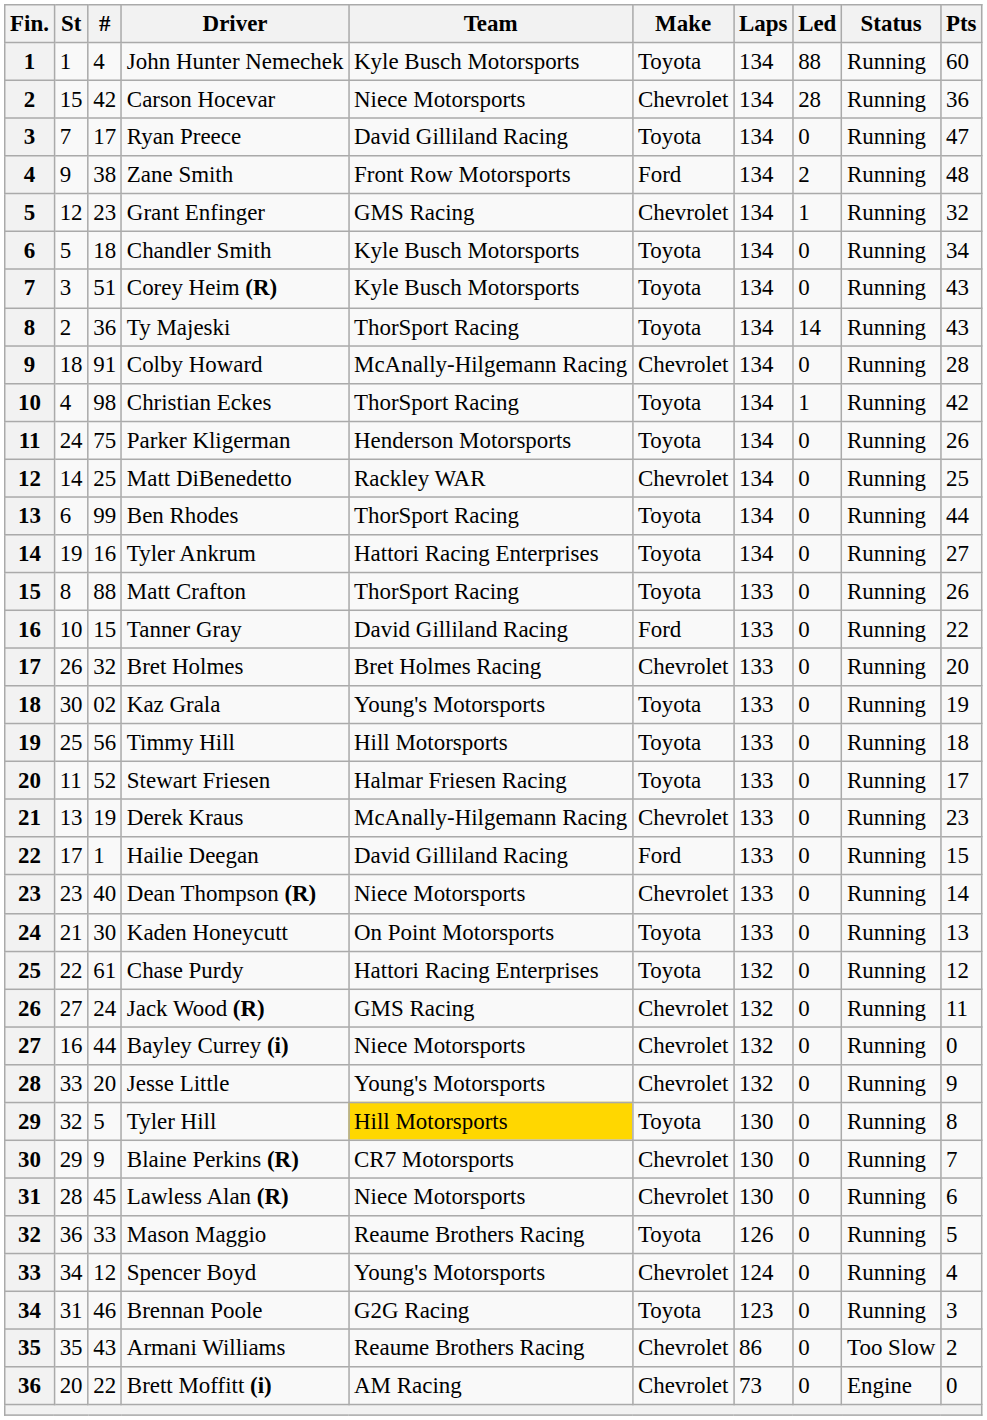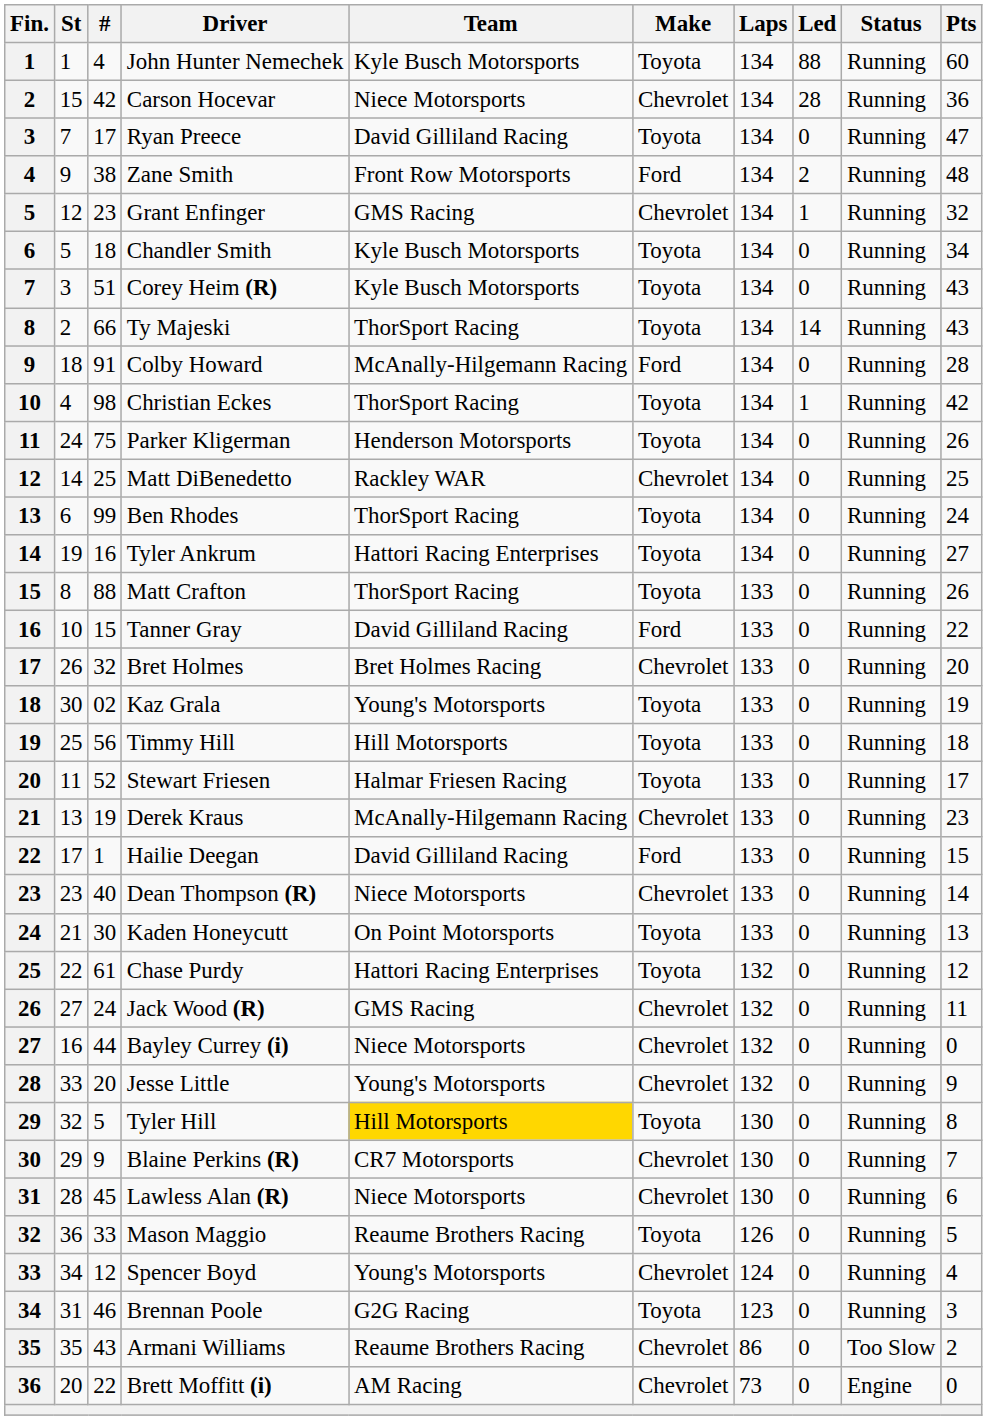(105, 326) 36 -> (105, 326) 66
(683, 364) Chevrolet -> (660, 364) Ford
(957, 515) 44 -> (957, 515) 24
